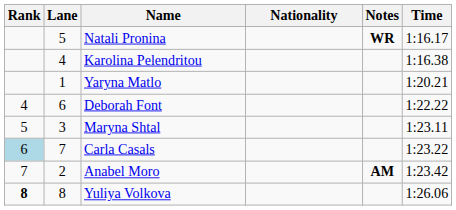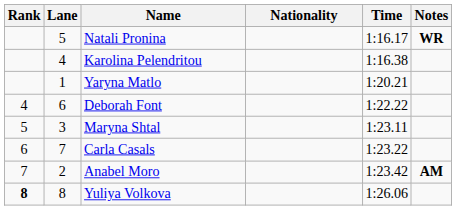columns swapped: (427, 15) <-> (382, 15)
(24, 149) lightblue background -> (24, 149) no background
